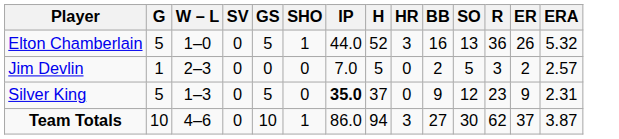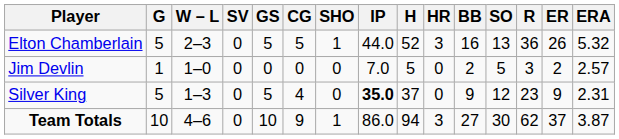+ column: (299, 17)
(197, 43) 1–0 -> (197, 43) 2–3
(197, 69) 2–3 -> (197, 69) 1–0
